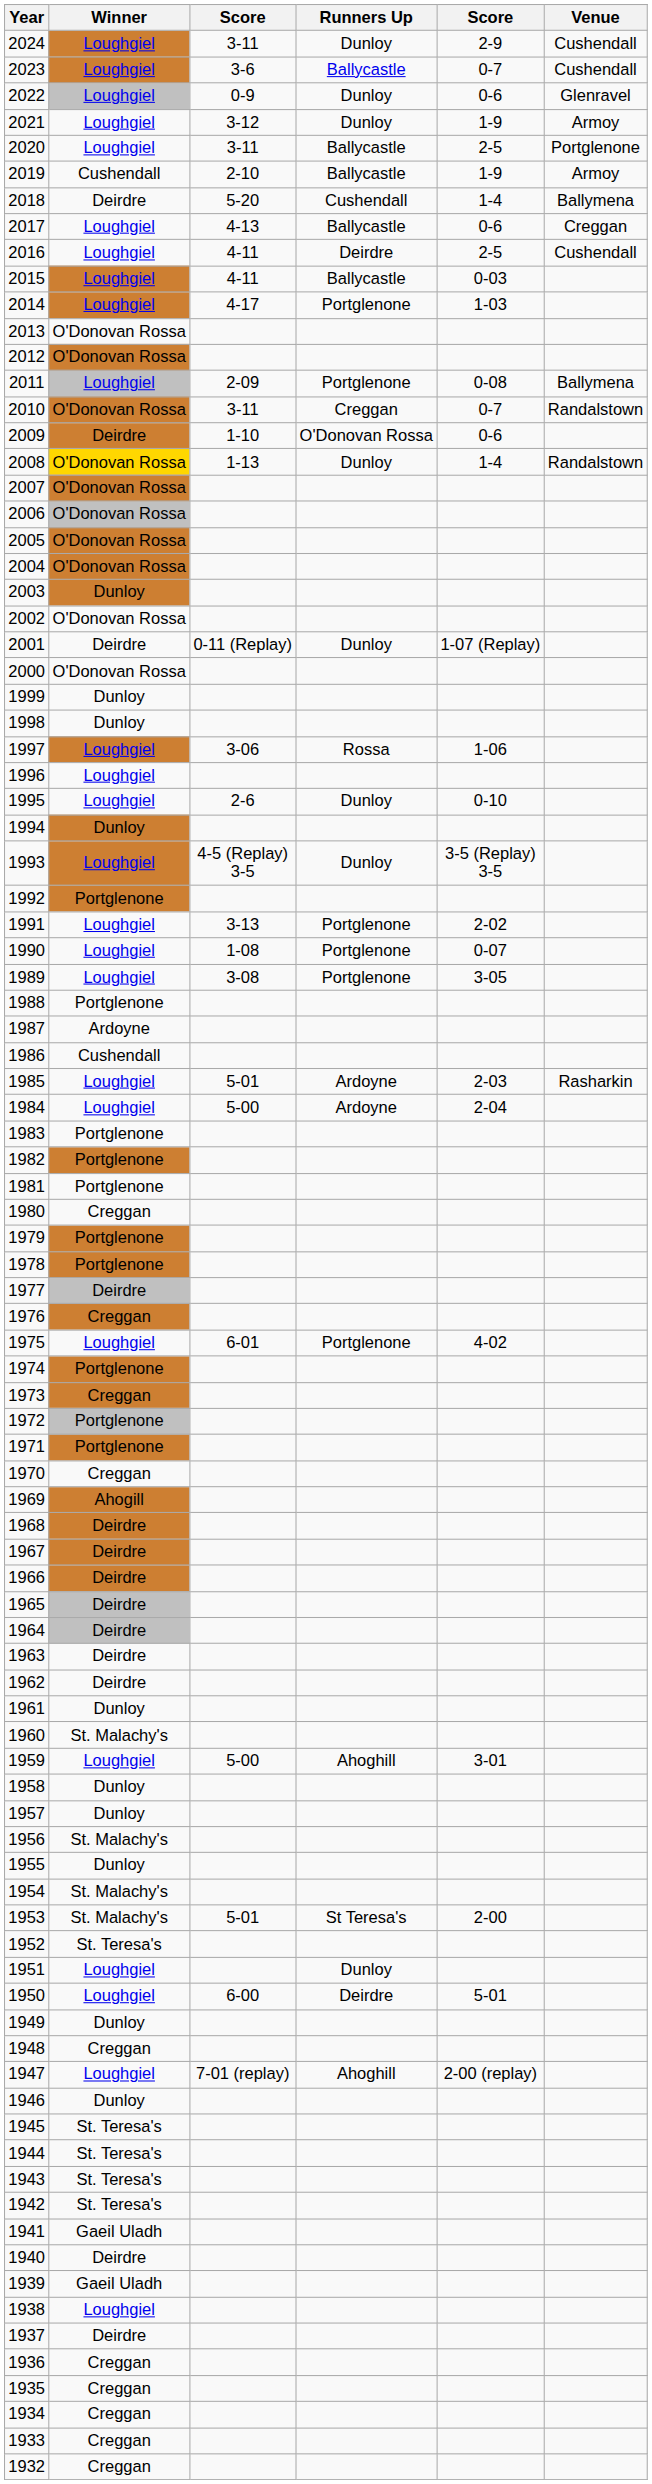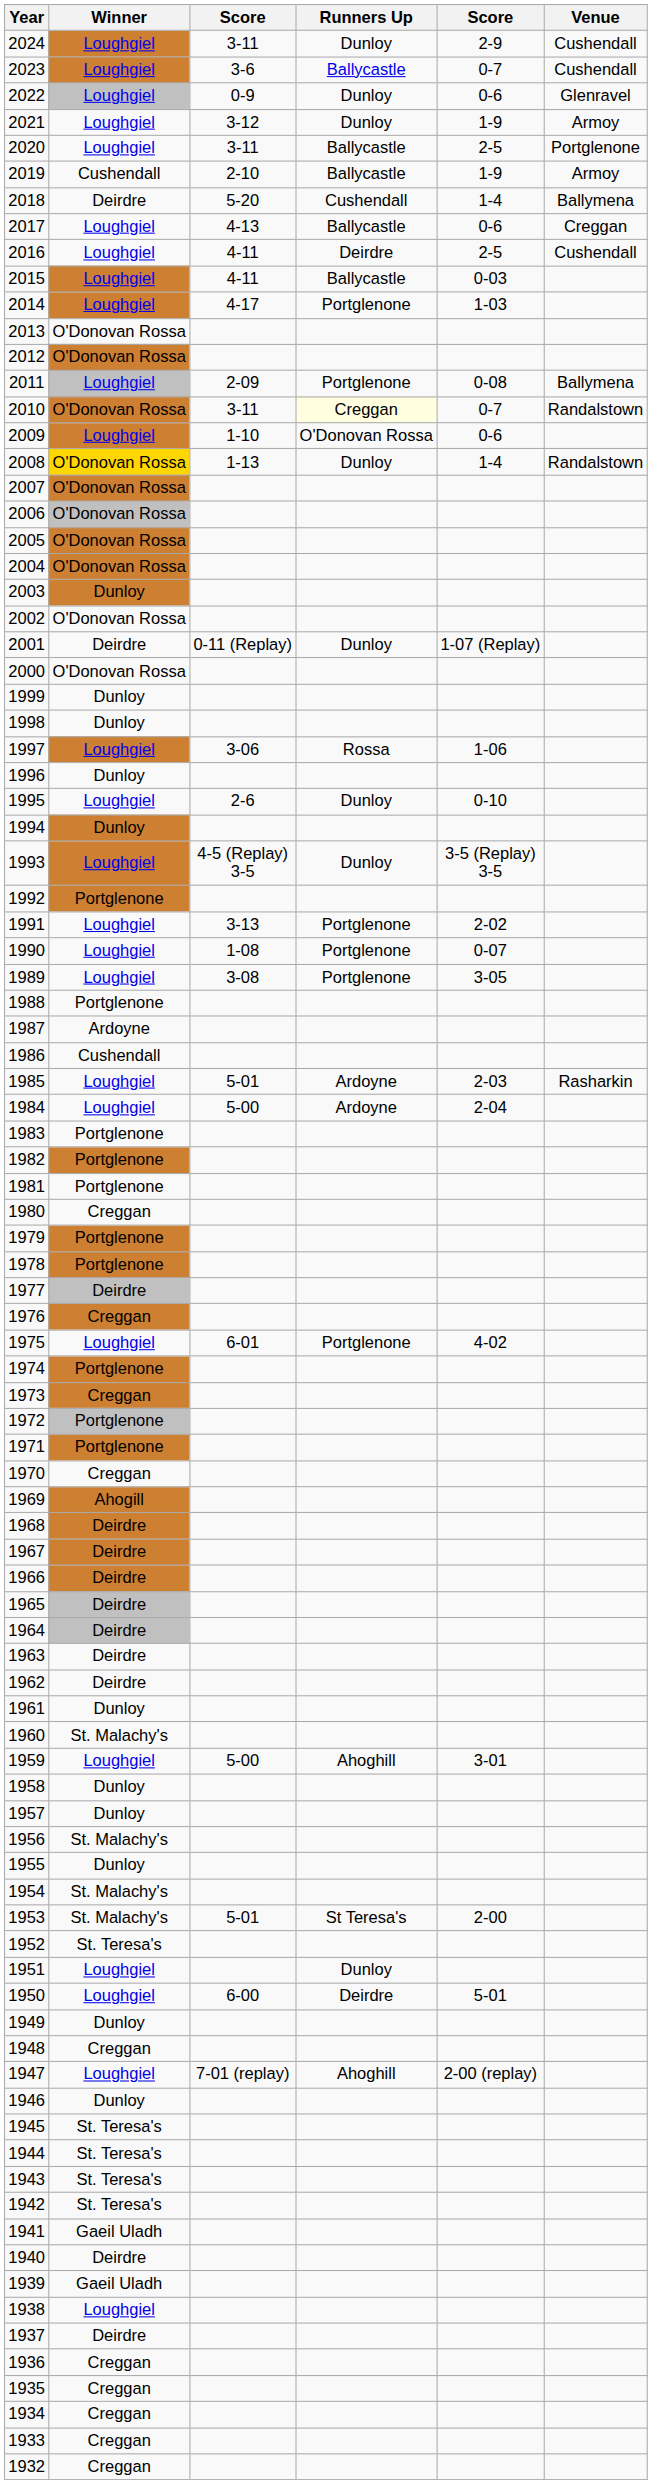(366, 409) no background -> (366, 409) lightyellow background
(119, 435) Deirdre -> (119, 435) Loughgiel
(119, 775) Loughgiel -> (119, 775) Dunloy
